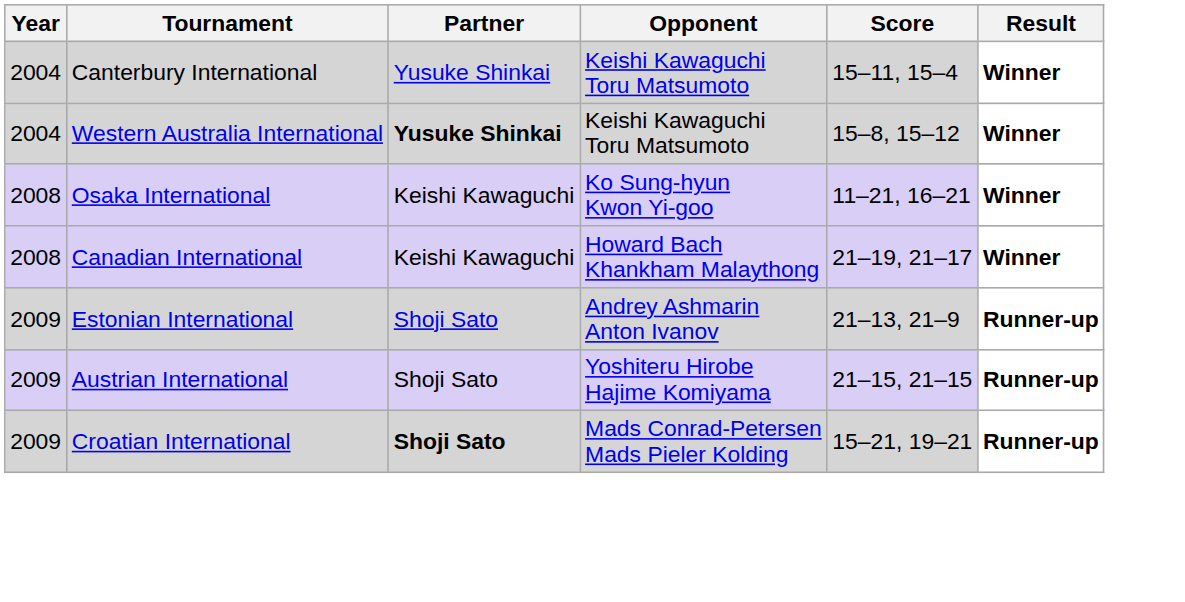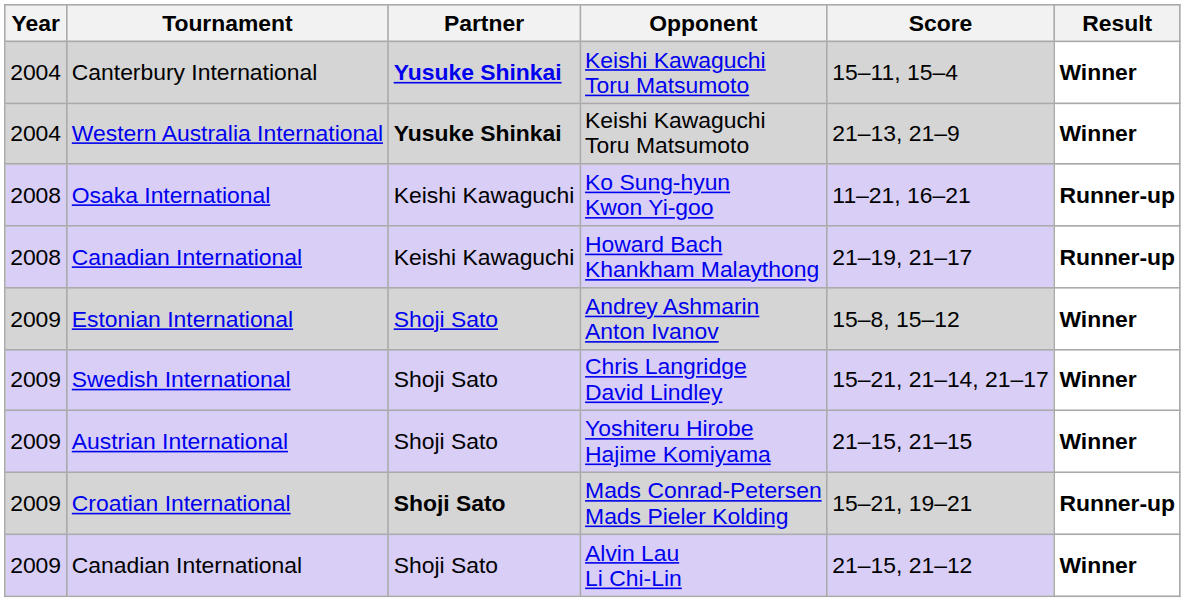(472, 72) normal -> (478, 72) bold
(896, 134) 15–8, 15–12 -> (896, 134) 21–13, 21–9
(1022, 195) Winner -> (1117, 195) Runner-up
(1022, 257) Winner -> (1117, 257) Runner-up
(896, 319) 21–13, 21–9 -> (896, 319) 15–8, 15–12
(1041, 319) Runner-up -> (1098, 319) Winner
+ row: (181, 380)
(1041, 380) Runner-up -> (1098, 442) Winner
+ row: (187, 565)
